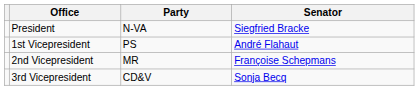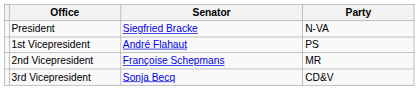columns swapped: (323, 13) <-> (176, 13)
